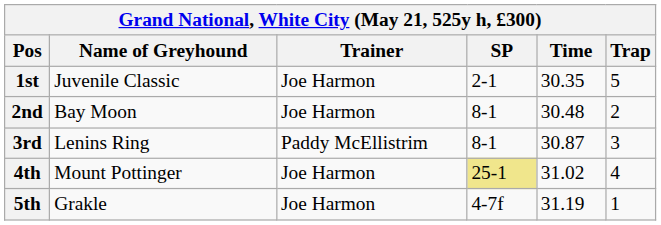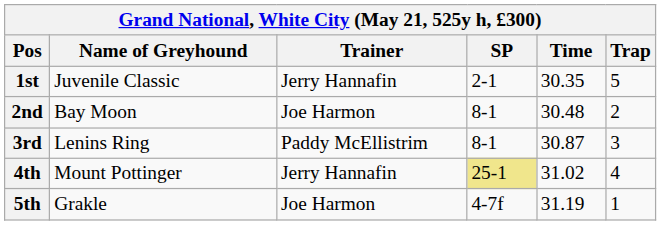(328, 81) Joe Harmon -> (339, 81) Jerry Hannafin
(328, 173) Joe Harmon -> (339, 173) Jerry Hannafin
